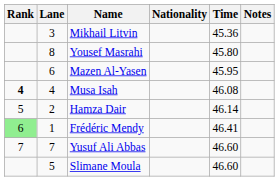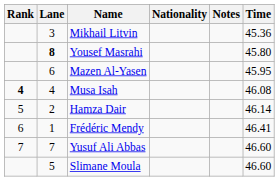columns swapped: (225, 14) <-> (258, 14)
(52, 52) normal -> (52, 52) bold
(21, 128) lightgreen background -> (21, 128) no background
